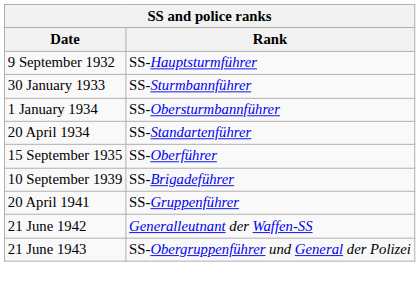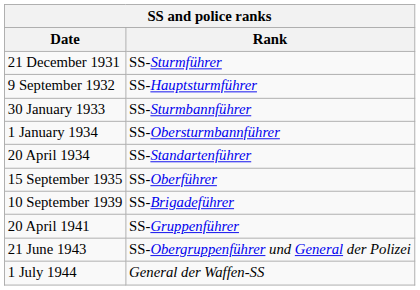+ row: (64, 62)
- row: (47, 226)
+ row: (42, 272)
